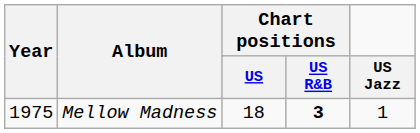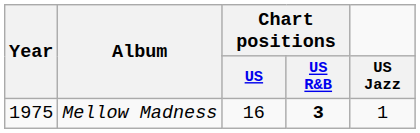(254, 113) 18 -> (254, 113) 16
